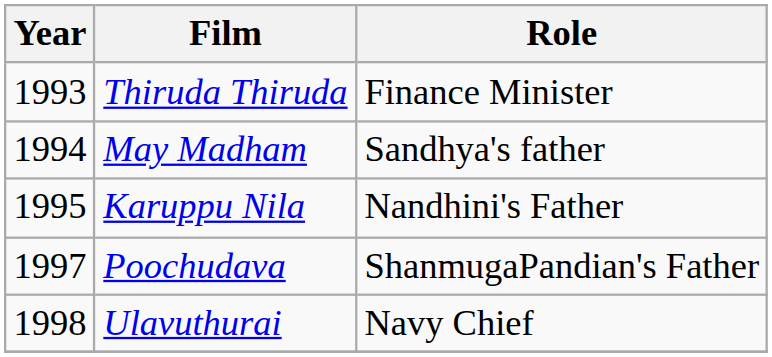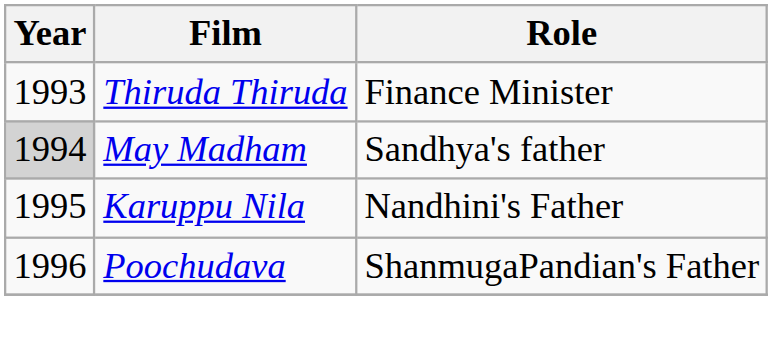(50, 149) no background -> (50, 149) lightgrey background
(50, 264) 1997 -> (50, 264) 1996
- row: (192, 322)
